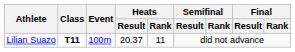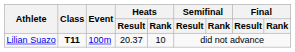(161, 41) 11 -> (161, 41) 10
